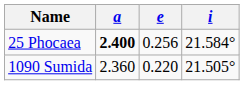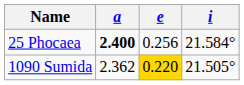(117, 67) 2.360 -> (117, 67) 2.362
(160, 67) no background -> (160, 67) gold background
